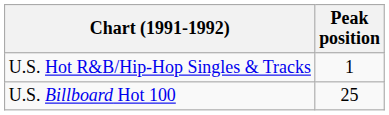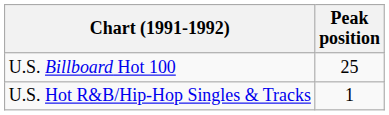rows swapped: (92, 95) <-> (160, 67)
